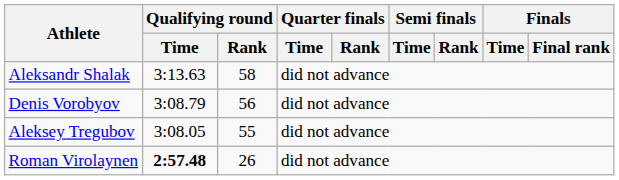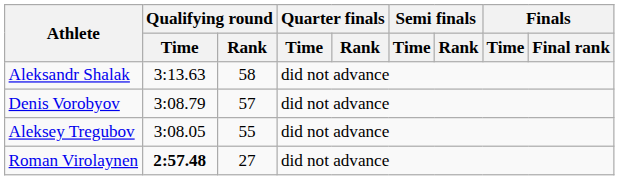(247, 103) 56 -> (247, 103) 57
(247, 160) 26 -> (247, 160) 27
